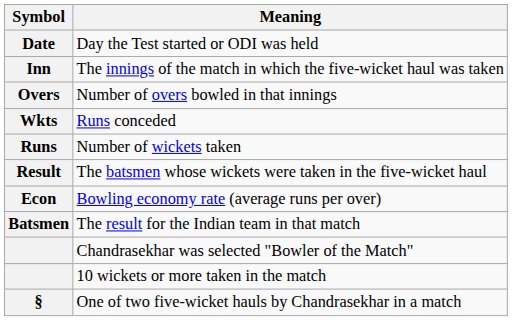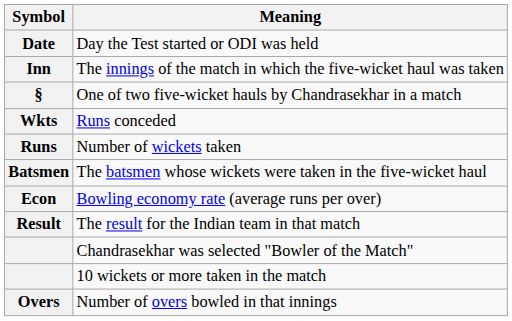rows swapped: (207, 95) <-> (269, 302)
(39, 172) Result -> (39, 172) Batsmen
(39, 224) Batsmen -> (39, 224) Result
